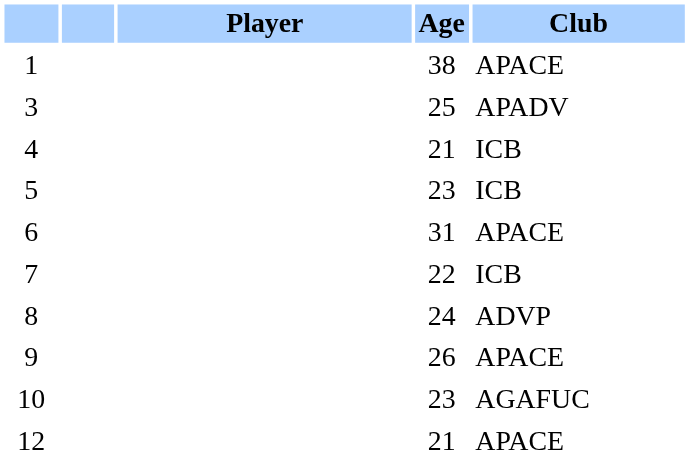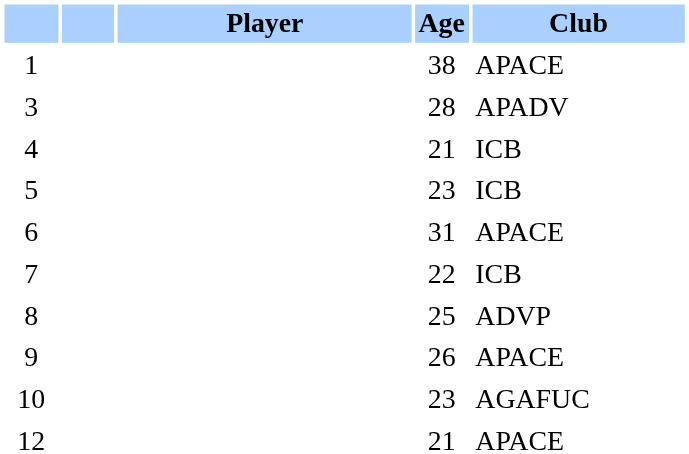(442, 106) 25 -> (442, 106) 28
(442, 315) 24 -> (442, 315) 25
